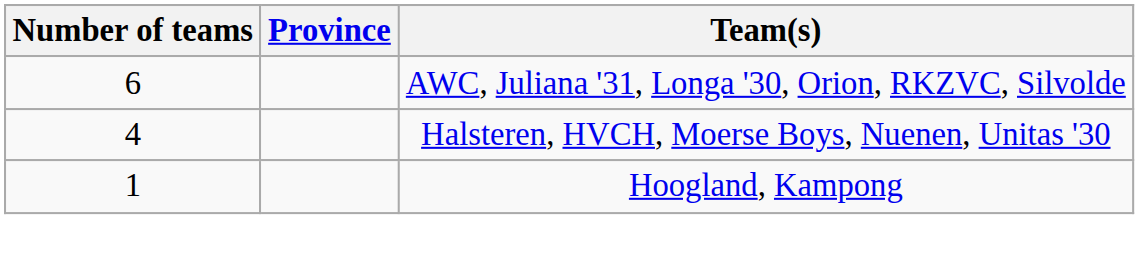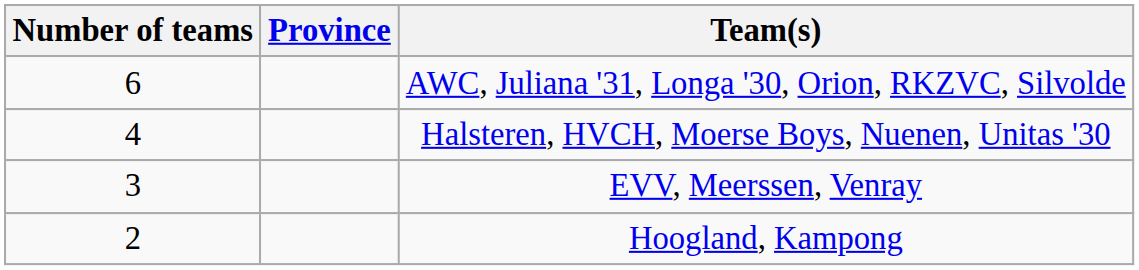+ row: (766, 185)
(133, 185) 1 -> (133, 237) 2
